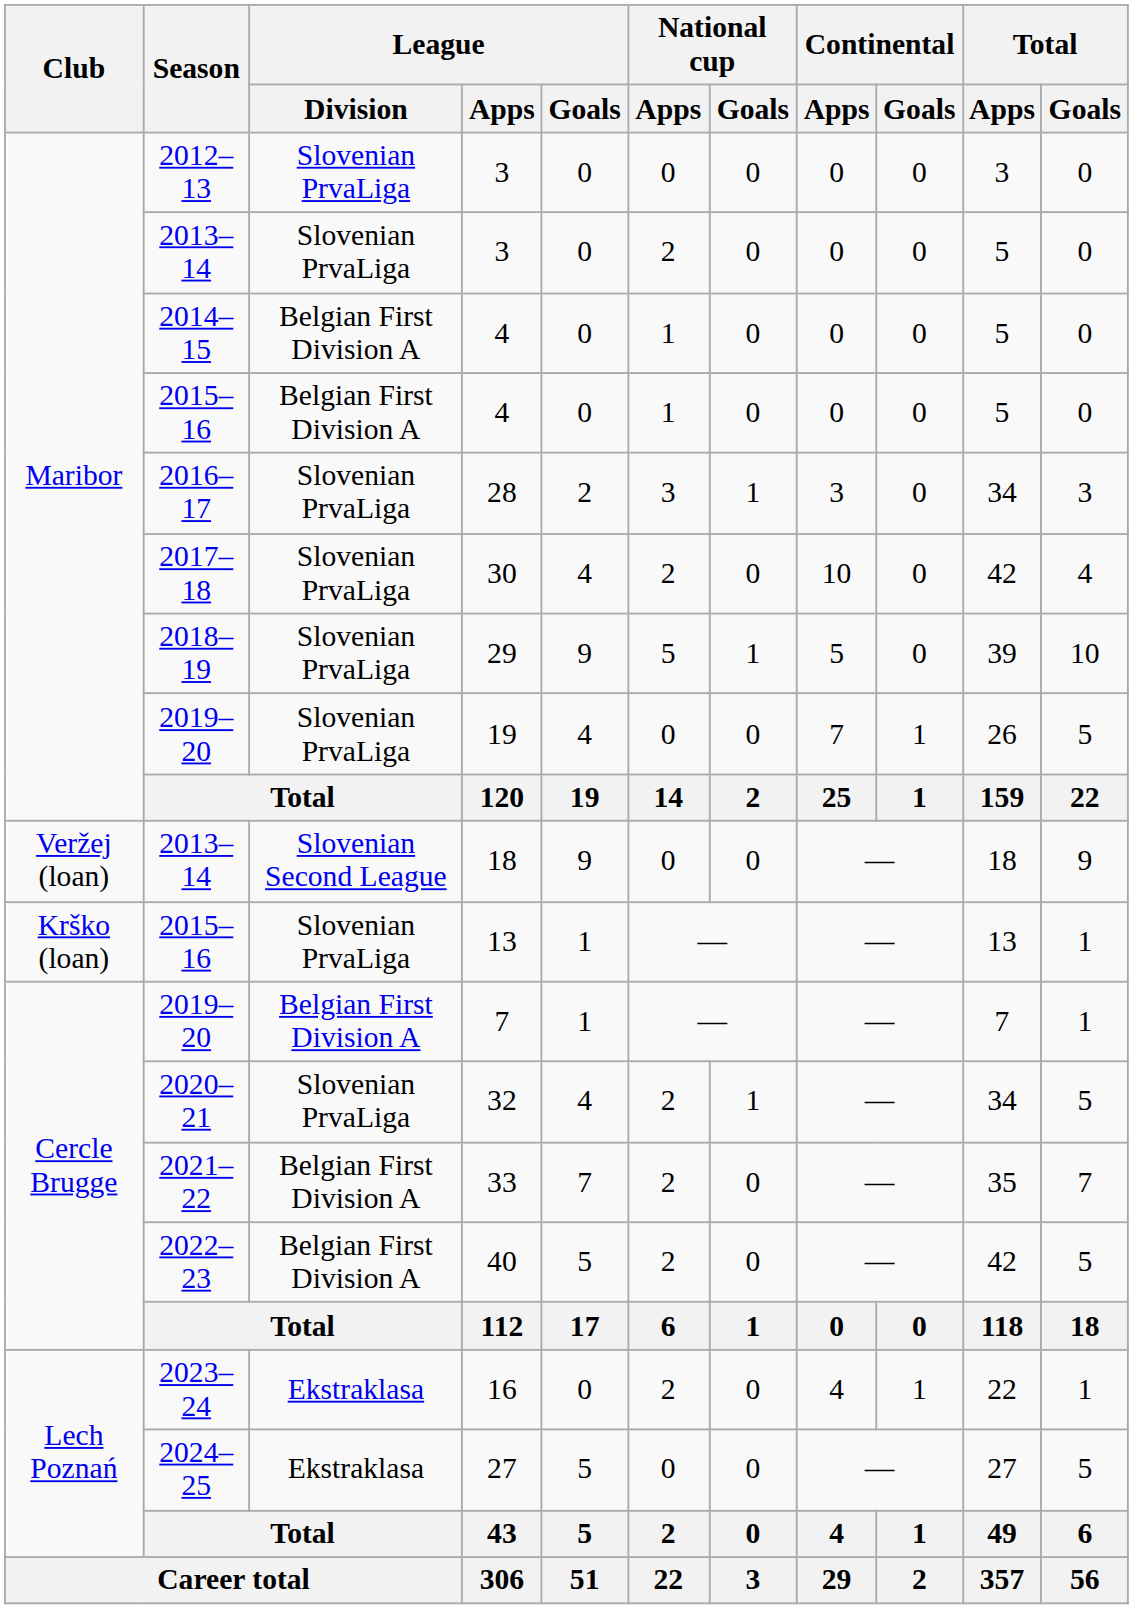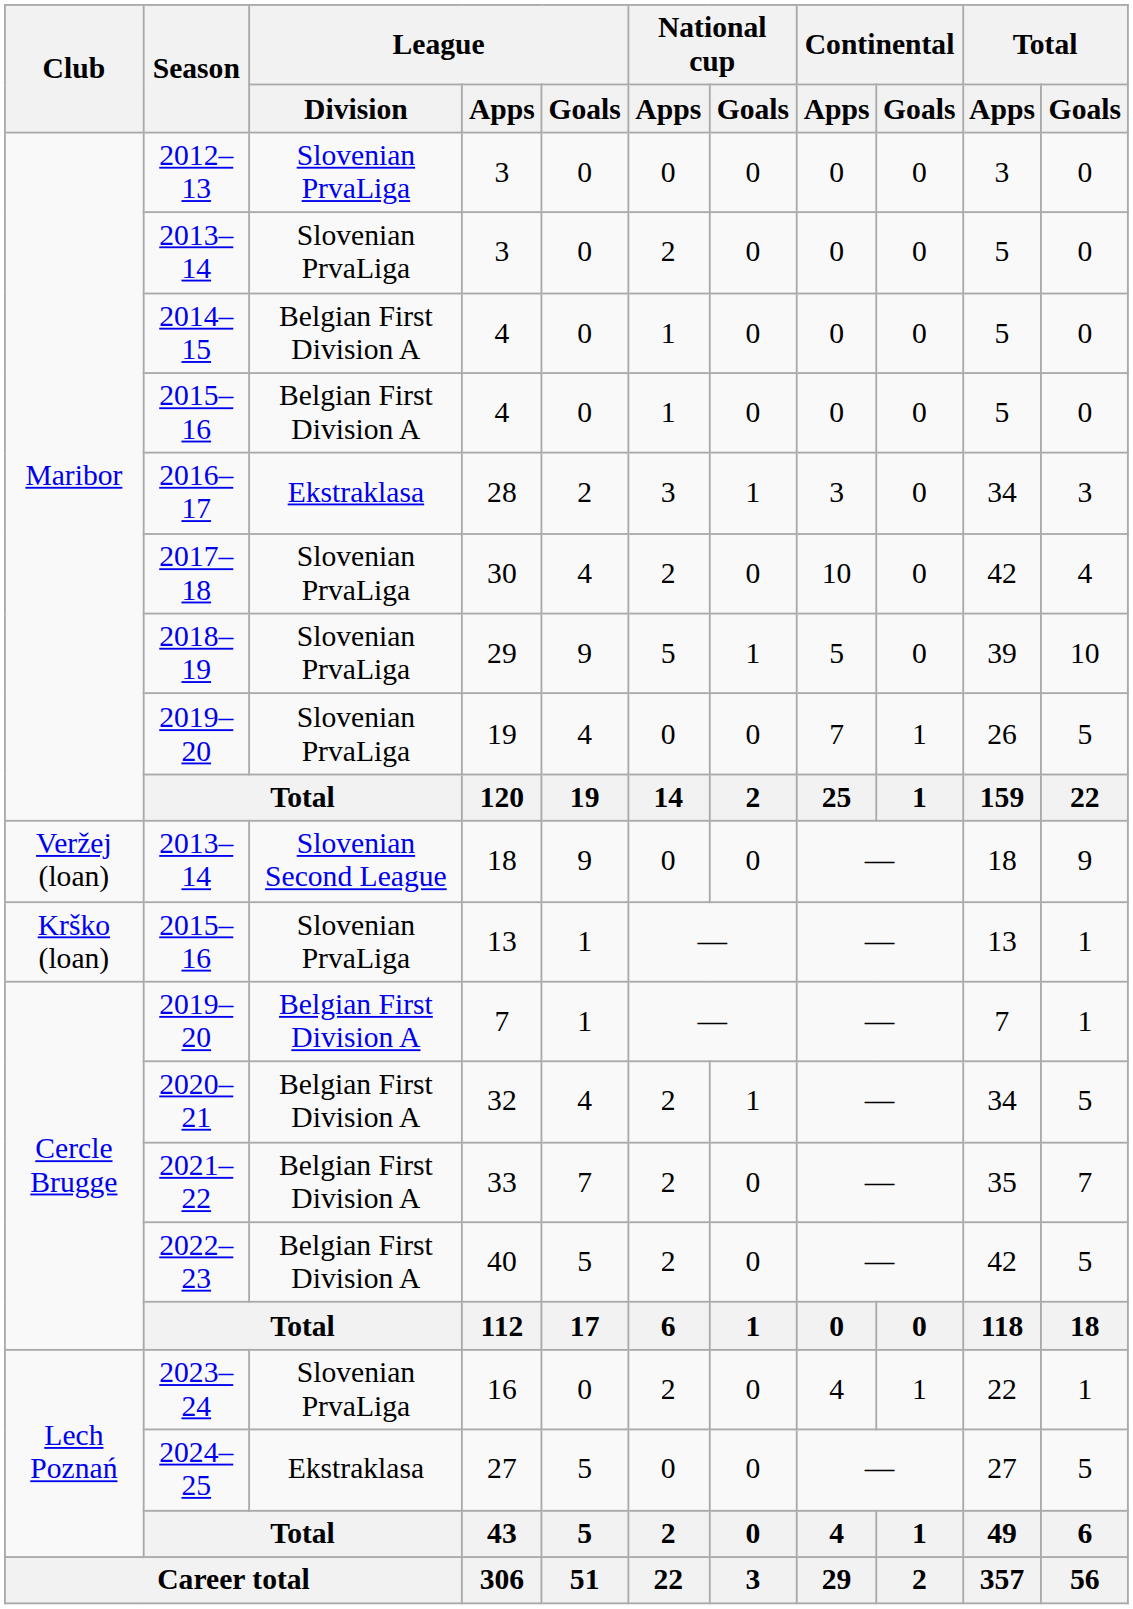(356, 492) Slovenian PrvaLiga -> (356, 492) Ekstraklasa
(356, 1101) Slovenian PrvaLiga -> (356, 1101) Belgian First Division A
(356, 1389) Ekstraklasa -> (356, 1389) Slovenian PrvaLiga
